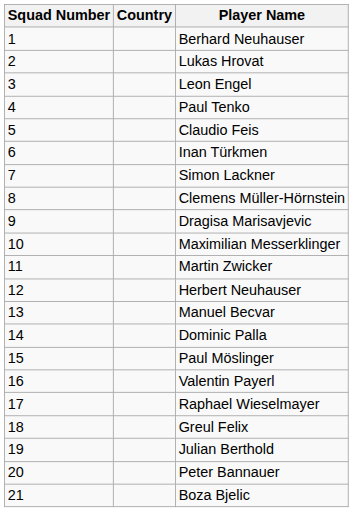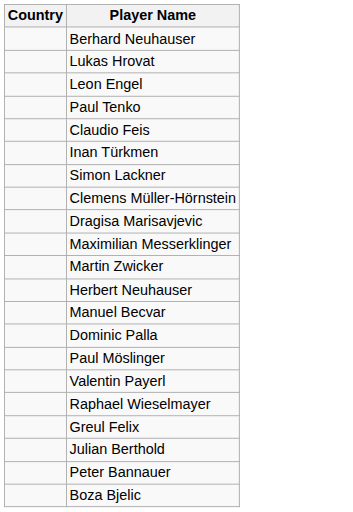- column: (59, 15)
